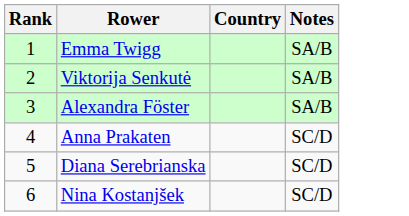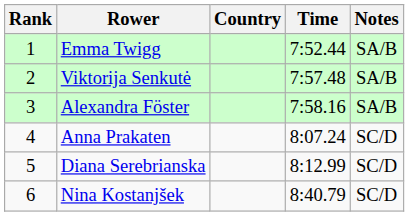+ column: (318, 19)
